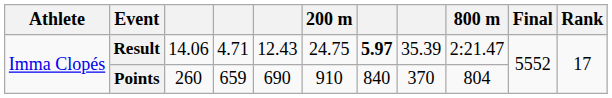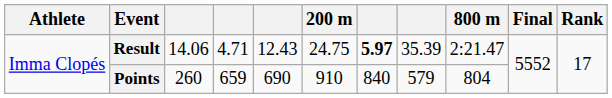(421, 79) 370 -> (421, 79) 579
